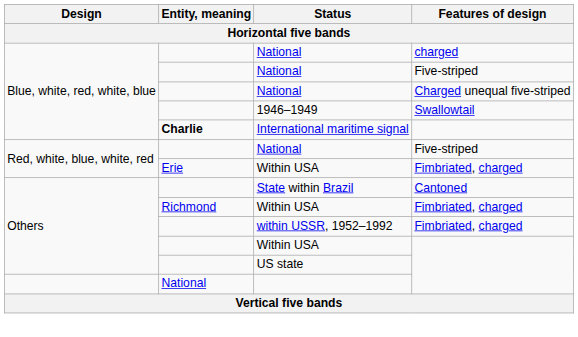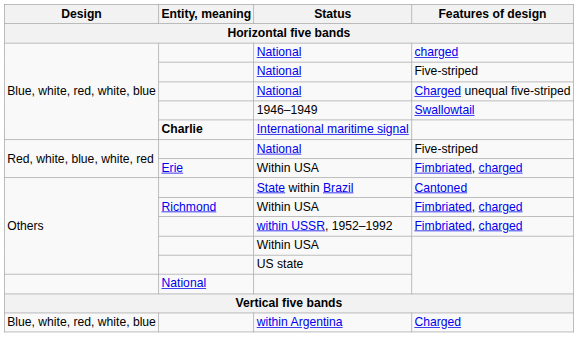+ row: (300, 322)
